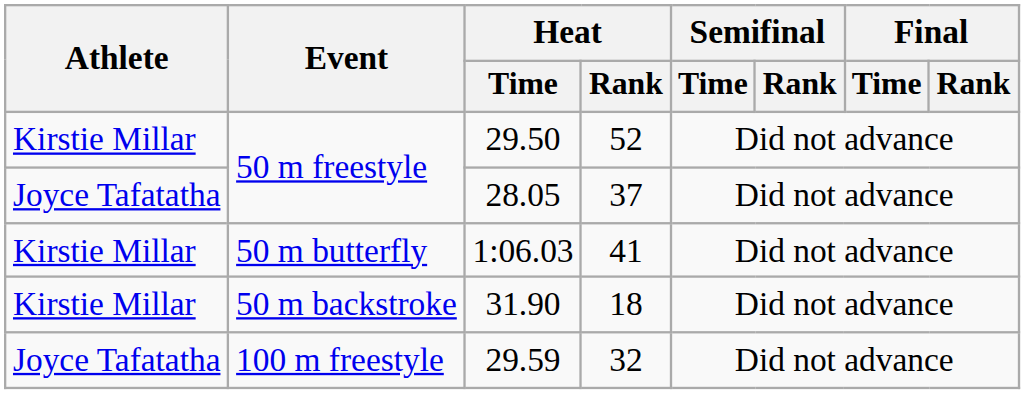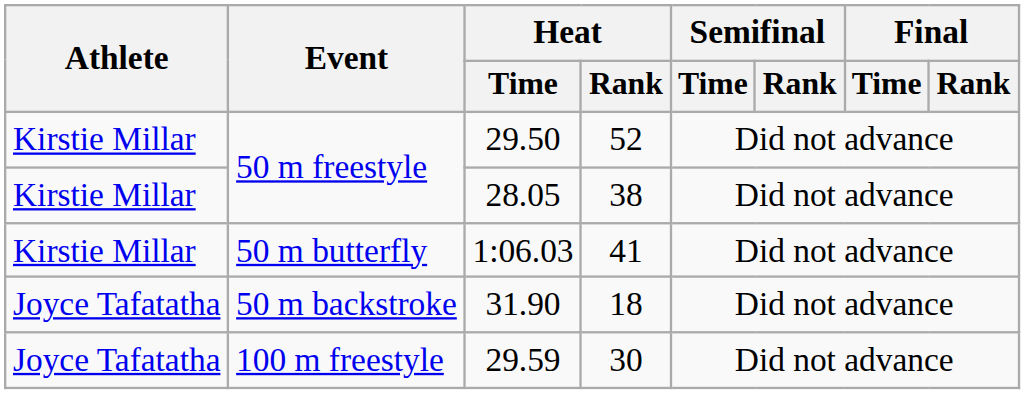(117, 194) Joyce Tafatatha -> (104, 194) Kirstie Millar
(626, 194) 37 -> (626, 194) 38
(104, 304) Kirstie Millar -> (117, 304) Joyce Tafatatha
(626, 360) 32 -> (626, 360) 30
